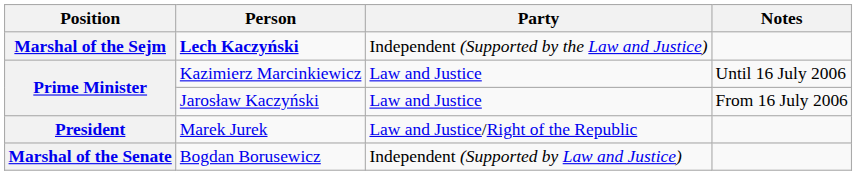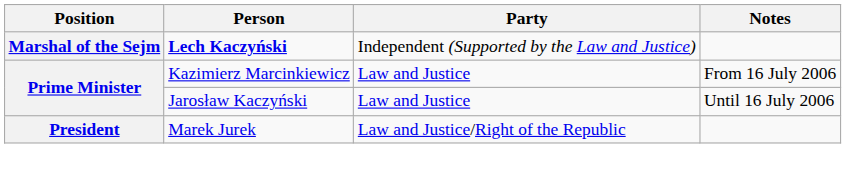(781, 73) Until 16 July 2006 -> (770, 73) From 16 July 2006
(782, 101) From 16 July 2006 -> (769, 101) Until 16 July 2006
- row: (250, 156)
